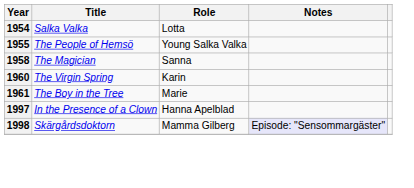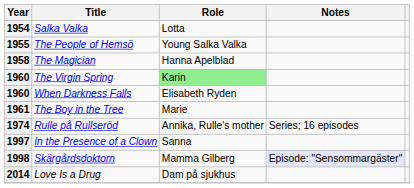(177, 61) Sanna -> (198, 61) Hanna Apelblad
(174, 77) no background -> (174, 77) lightgreen background
+ row: (18, 93)
+ row: (18, 126)
(198, 110) Hanna Apelblad -> (177, 142) Sanna
+ row: (18, 175)
